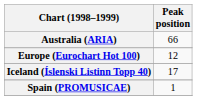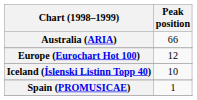(173, 71) 17 -> (173, 71) 10
